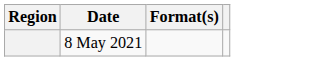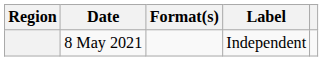+ column: (266, 17)
